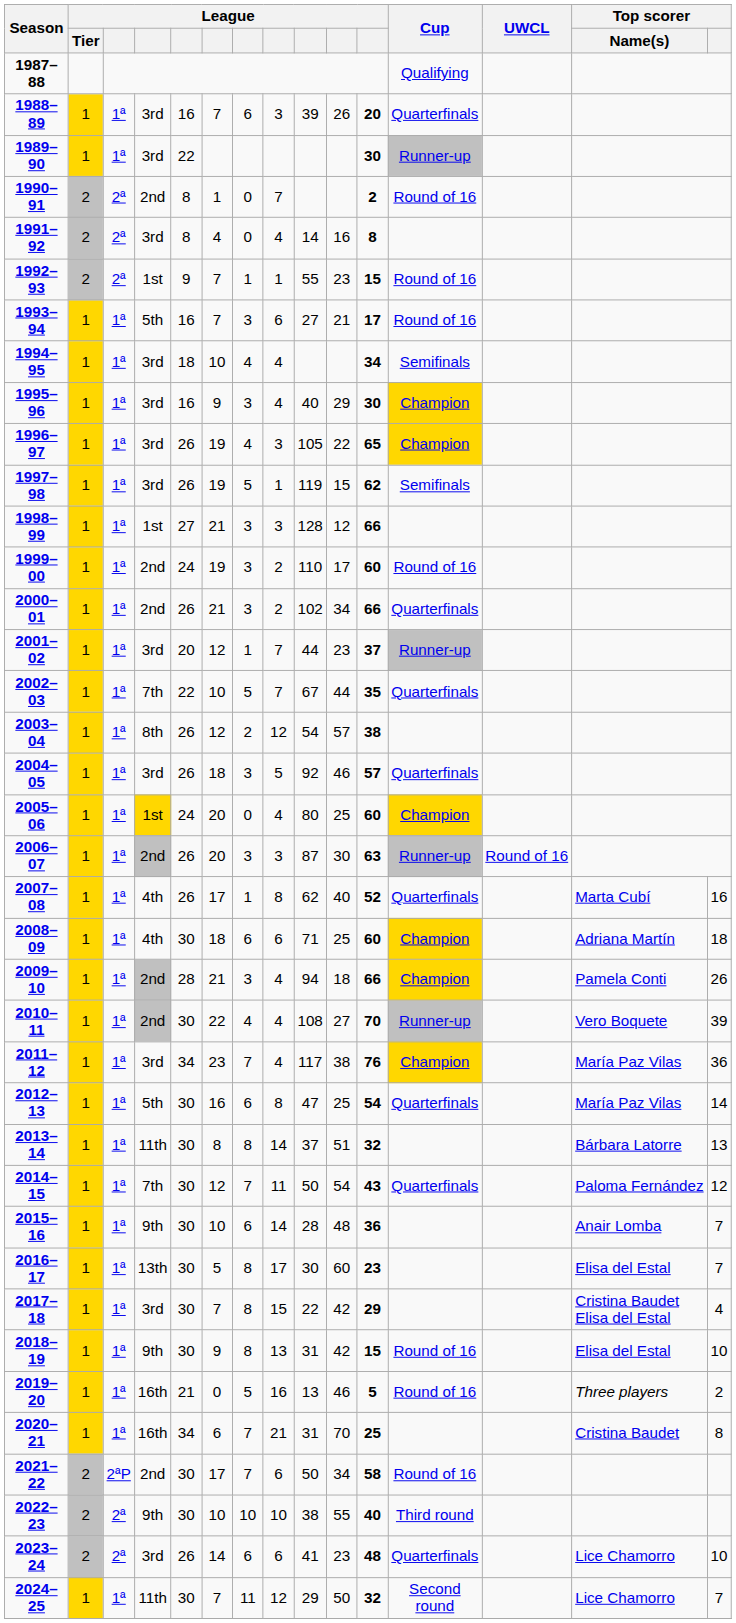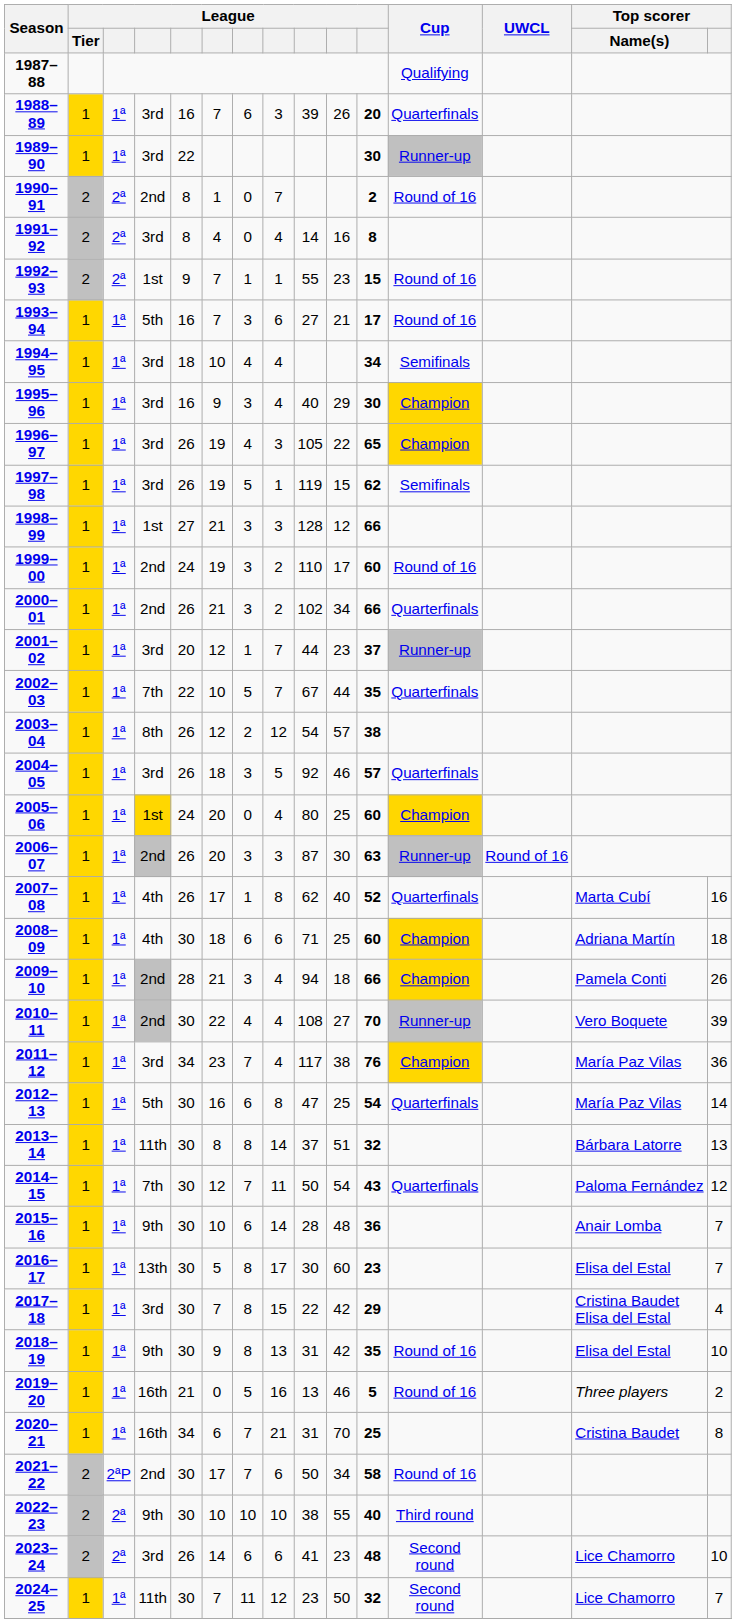(372, 1350) 15 -> (372, 1350) 35
(435, 1556) Quarterfinals -> (435, 1556) Second round
(310, 1597) 29 -> (310, 1597) 23
